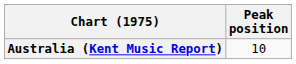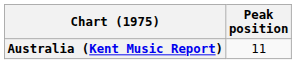(259, 49) 10 -> (259, 49) 11
